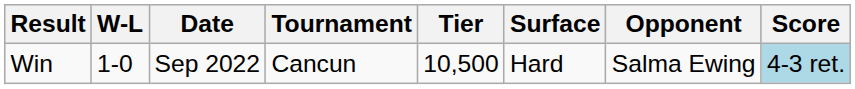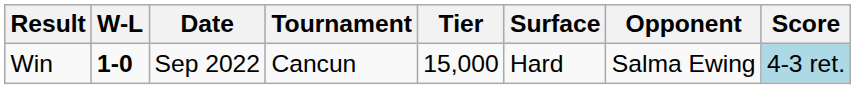(115, 63) normal -> (115, 63) bold
(461, 63) 10,500 -> (461, 63) 15,000
